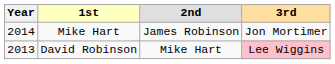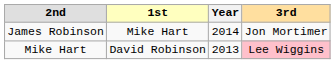columns swapped: (21, 14) <-> (191, 14)
